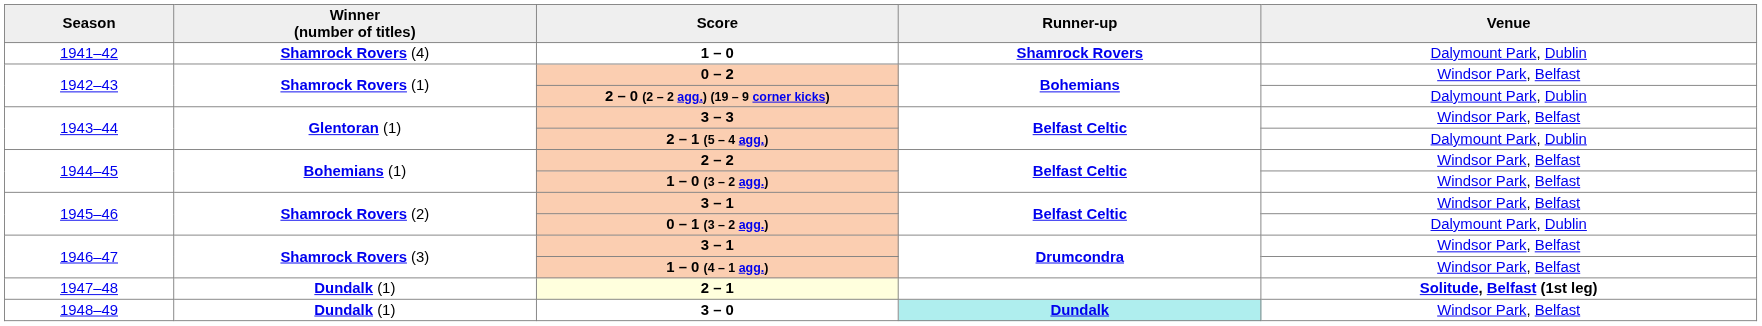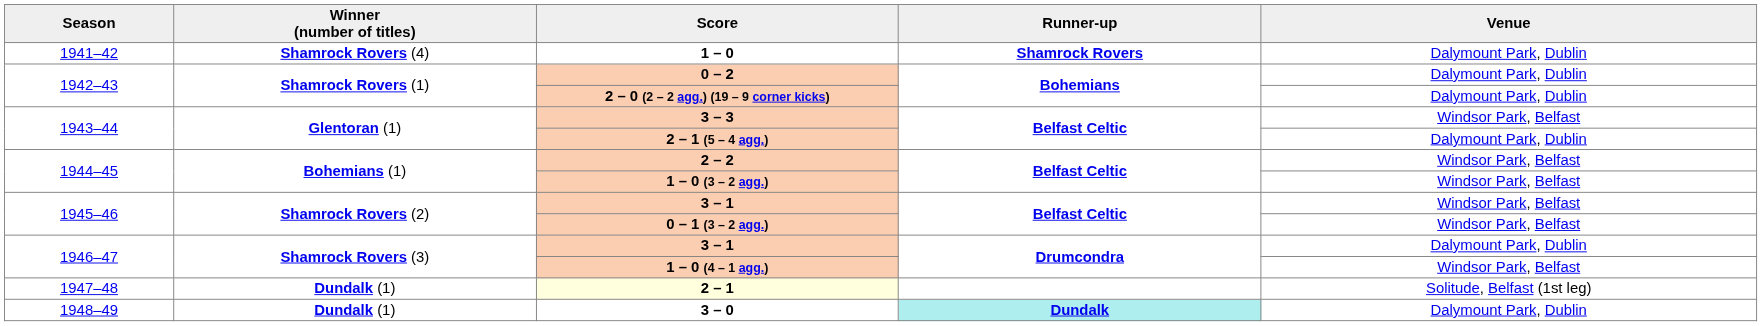(1509, 74) Windsor Park, Belfast -> (1509, 74) Dalymount Park, Dublin
(1509, 224) Dalymount Park, Dublin -> (1509, 224) Windsor Park, Belfast
(1509, 245) Windsor Park, Belfast -> (1509, 245) Dalymount Park, Dublin
(1509, 288) bold -> (1509, 288) normal
(1509, 310) Windsor Park, Belfast -> (1509, 310) Dalymount Park, Dublin
